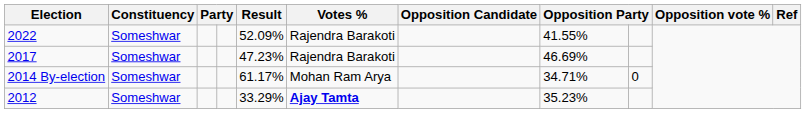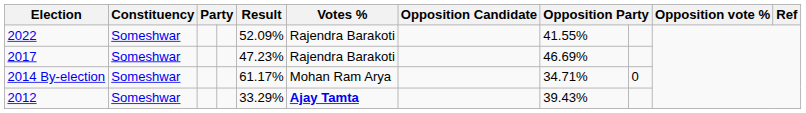(565, 98) 35.23% -> (565, 98) 39.43%
